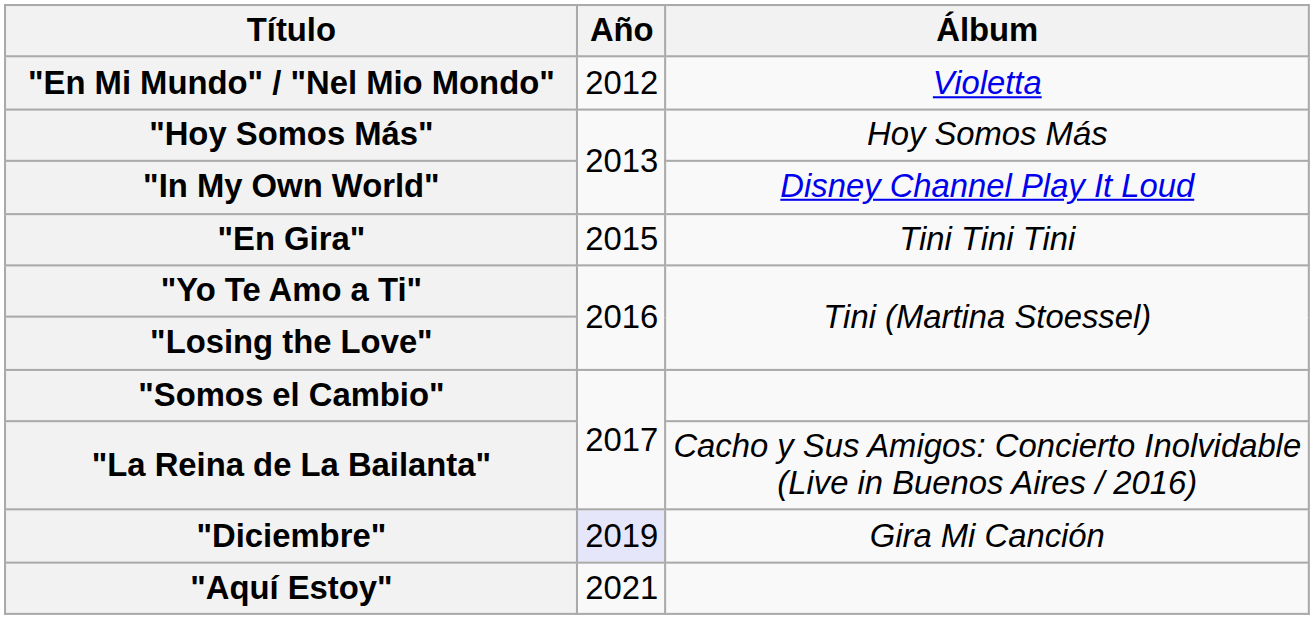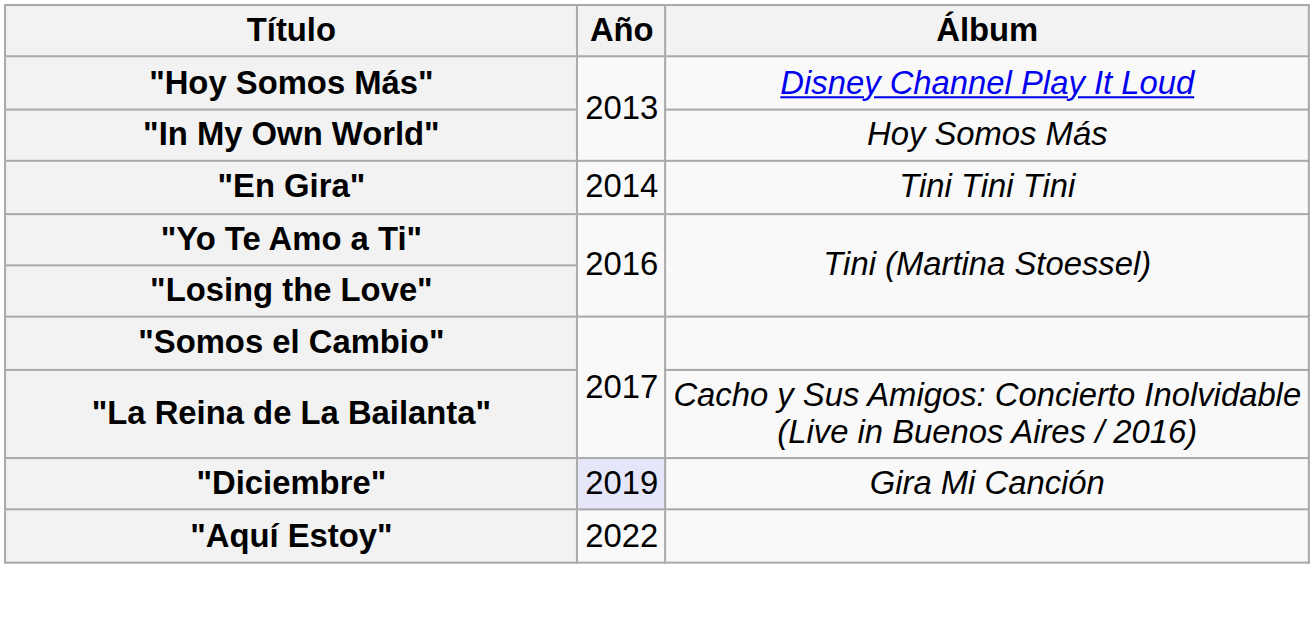- row: (291, 82)
(987, 134) Hoy Somos Más -> (987, 82) Disney Channel Play It Loud
(987, 186) Disney Channel Play It Loud -> (987, 134) Hoy Somos Más
(622, 238) 2015 -> (622, 186) 2014
(622, 587) 2021 -> (622, 535) 2022
